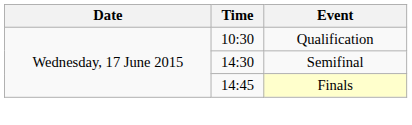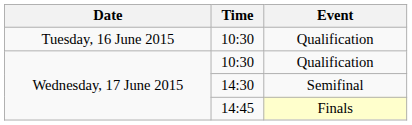+ row: (108, 39)
